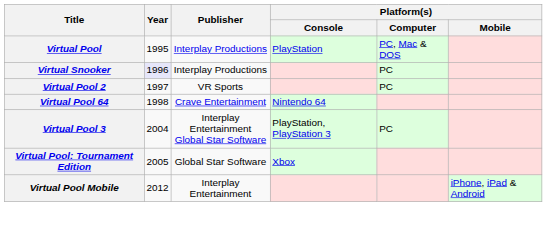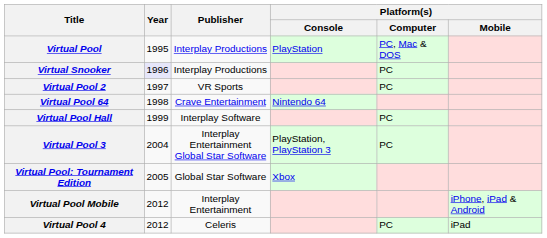+ row: (74, 117)
+ row: (74, 225)
